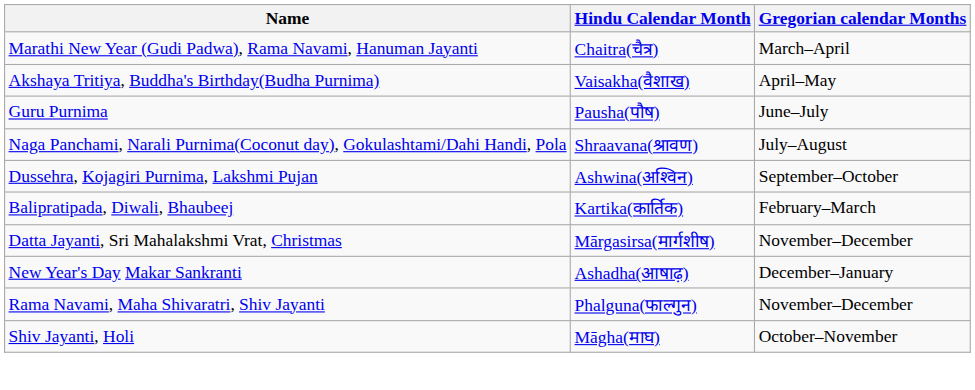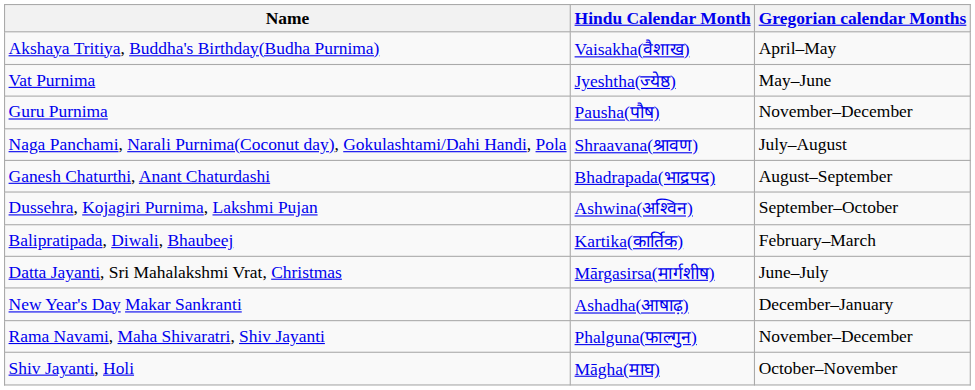- row: (243, 48)
+ row: (52, 80)
(794, 112) June–July -> (836, 112) November–December
+ row: (139, 176)
(836, 240) November–December -> (794, 272) June–July
